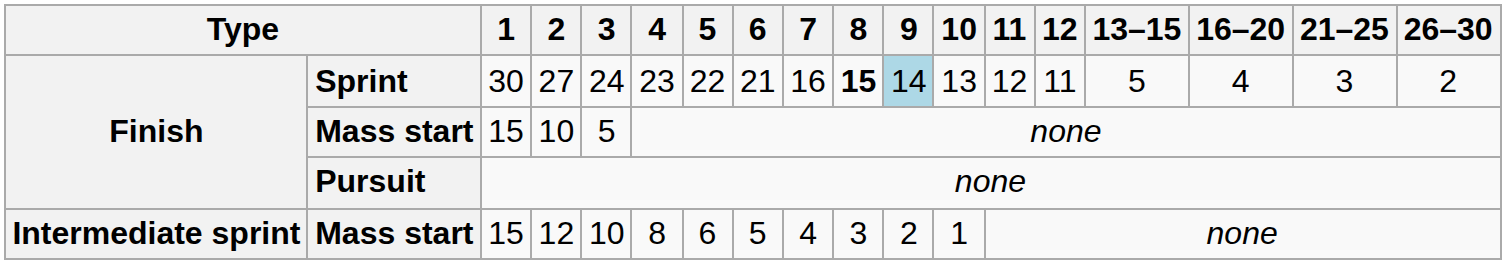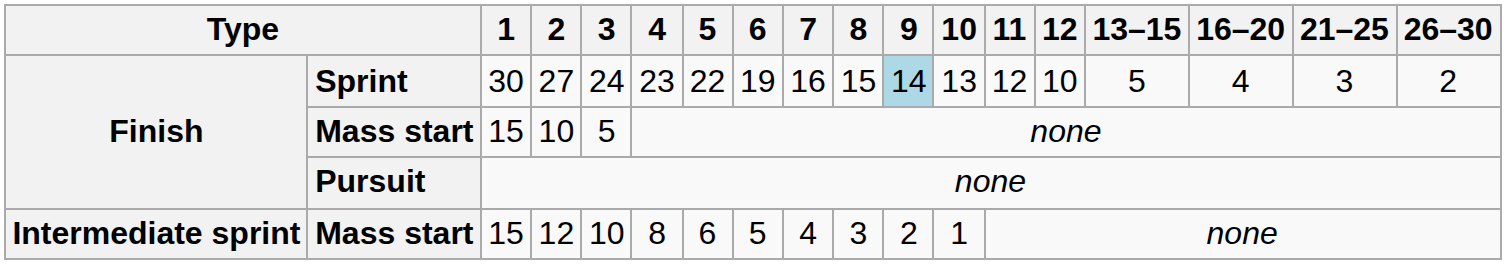(758, 80) 21 -> (758, 80) 19
(858, 80) bold -> (858, 80) normal
(1060, 80) 11 -> (1060, 80) 10
